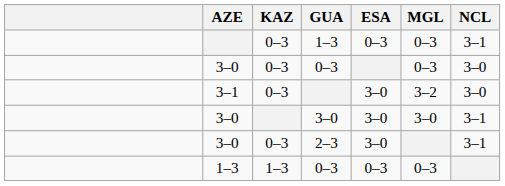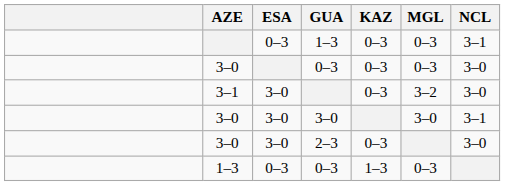columns swapped: (376, 17) <-> (277, 17)
(475, 143) 3–1 -> (475, 143) 3–0
